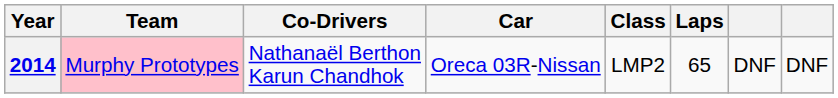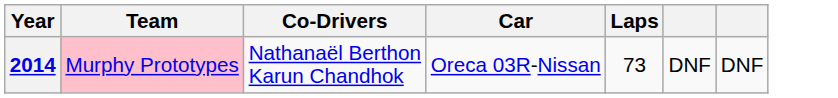- column: (638, 21)
(700, 65) 65 -> (635, 65) 73
